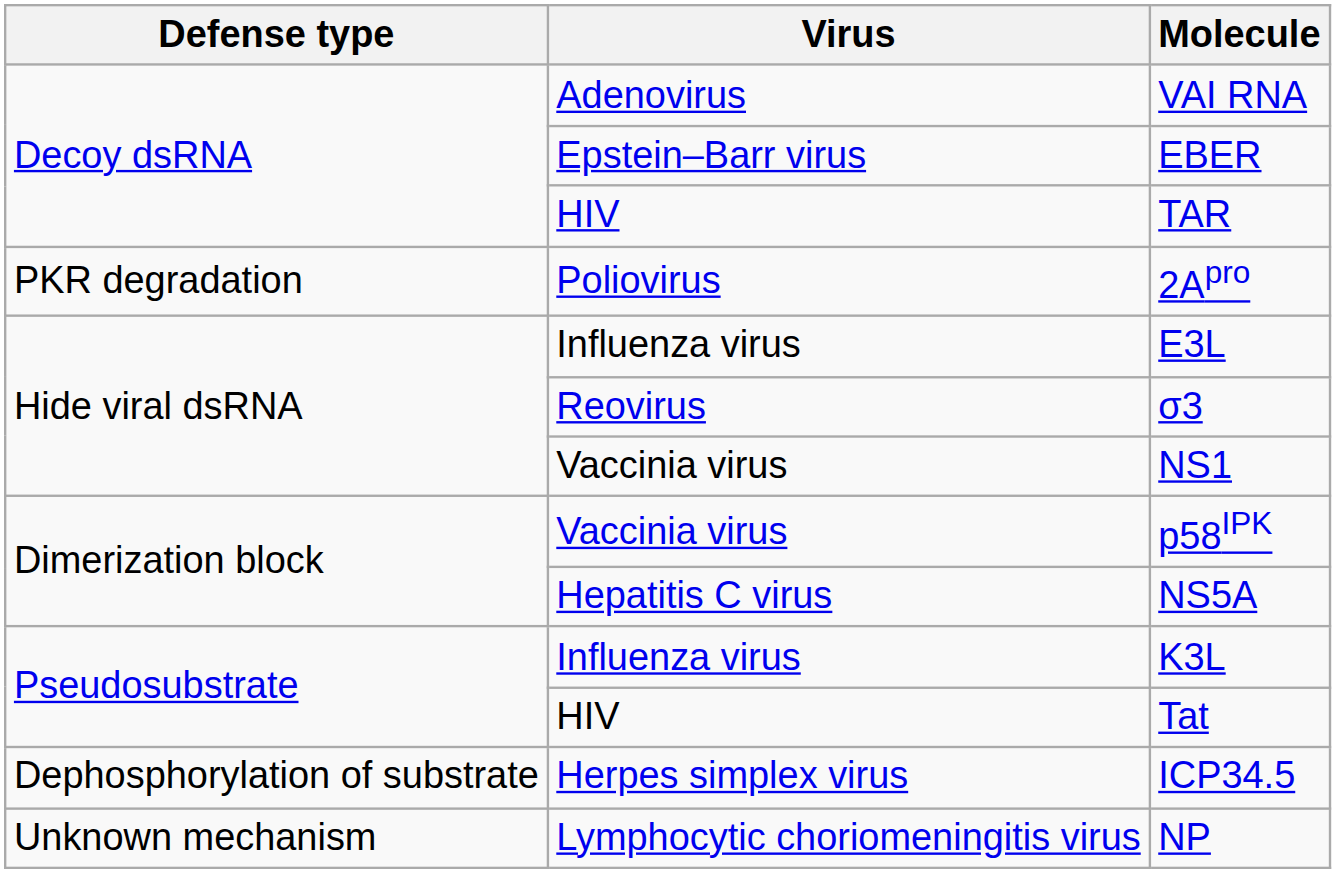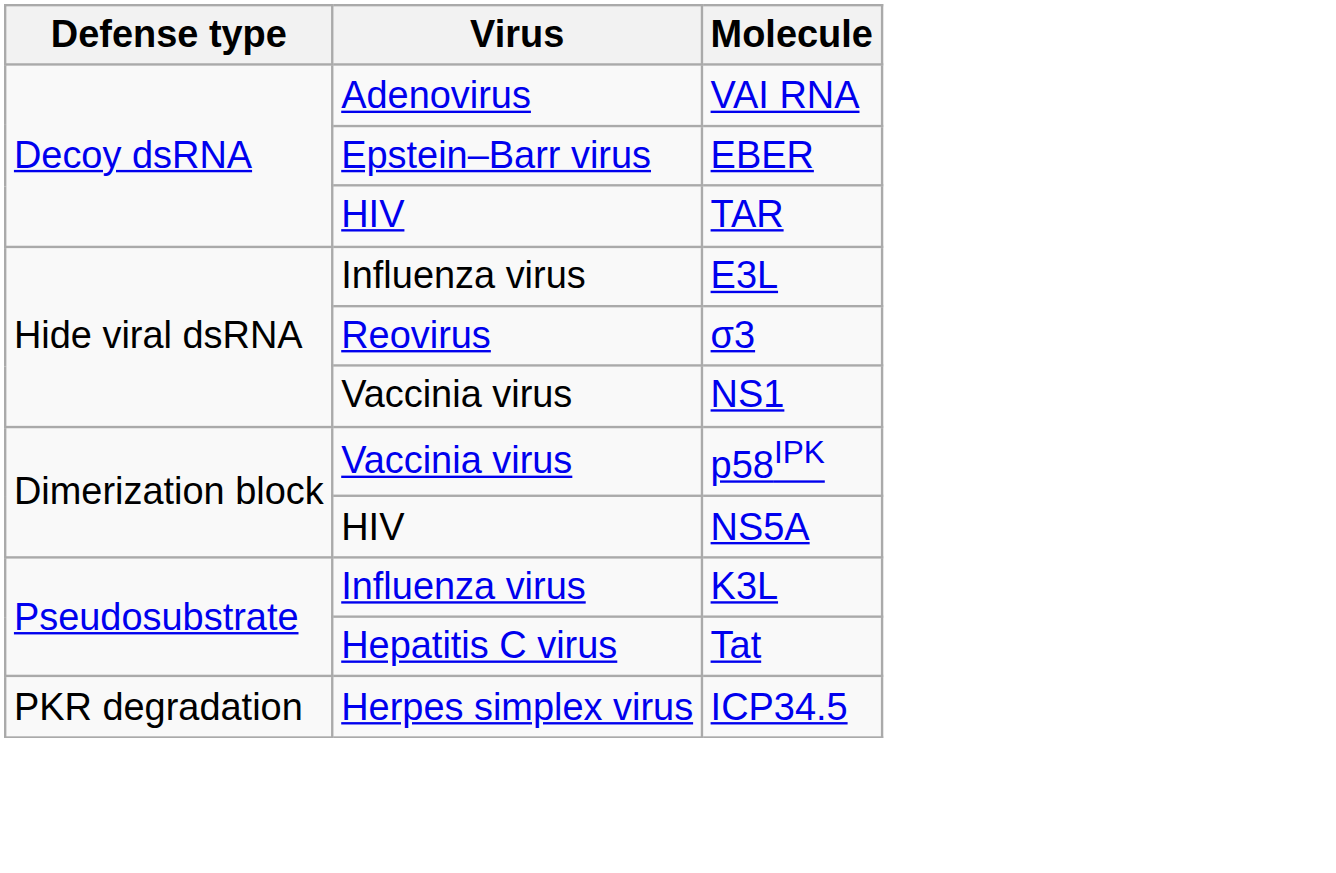- row: (1204, 280)
(694, 596) Hepatitis C virus -> (373, 525) HIV
(588, 716) HIV -> (479, 646) Hepatitis C virus
(276, 776) Dephosphorylation of substrate -> (158, 706) PKR degradation
- row: (1185, 836)
